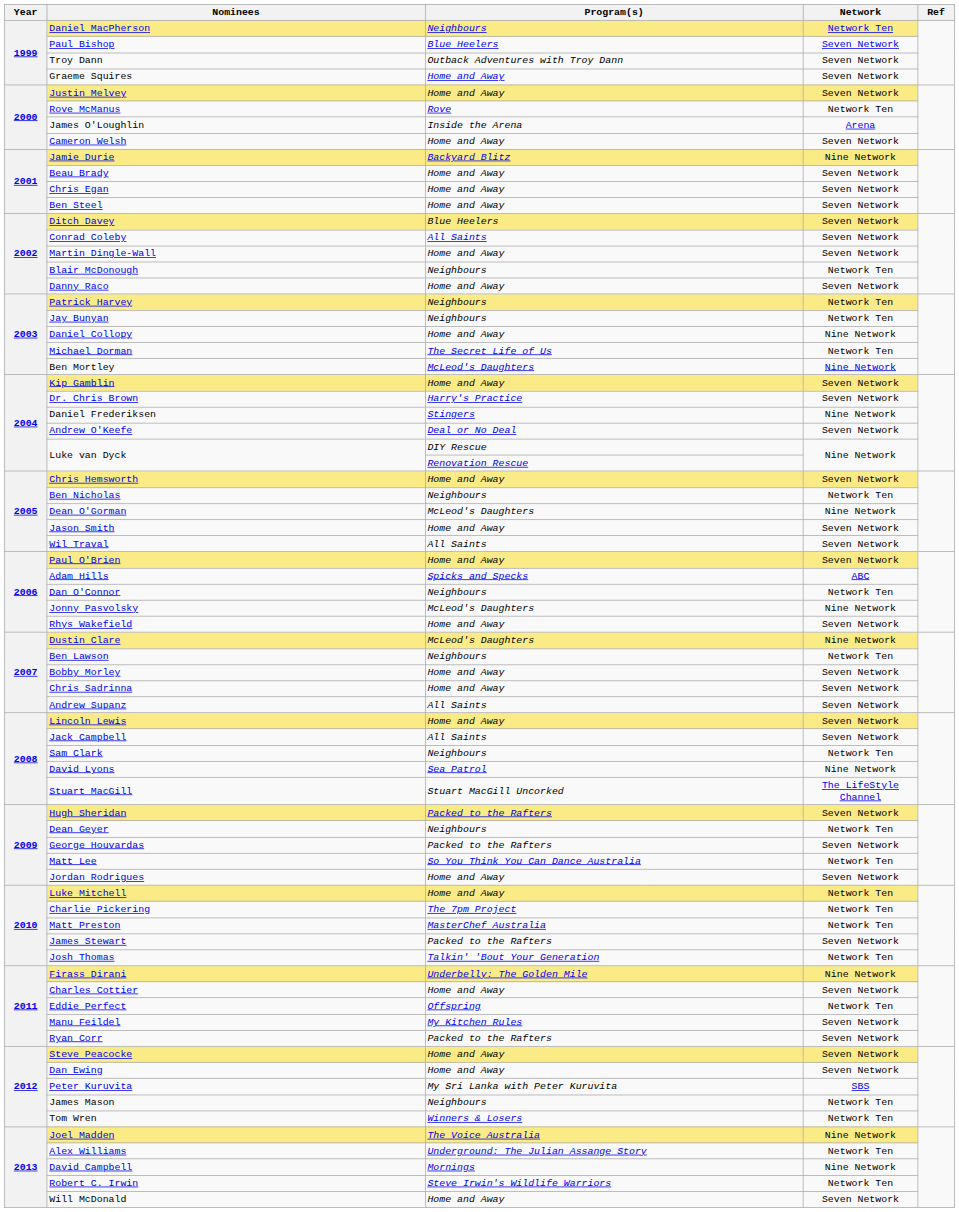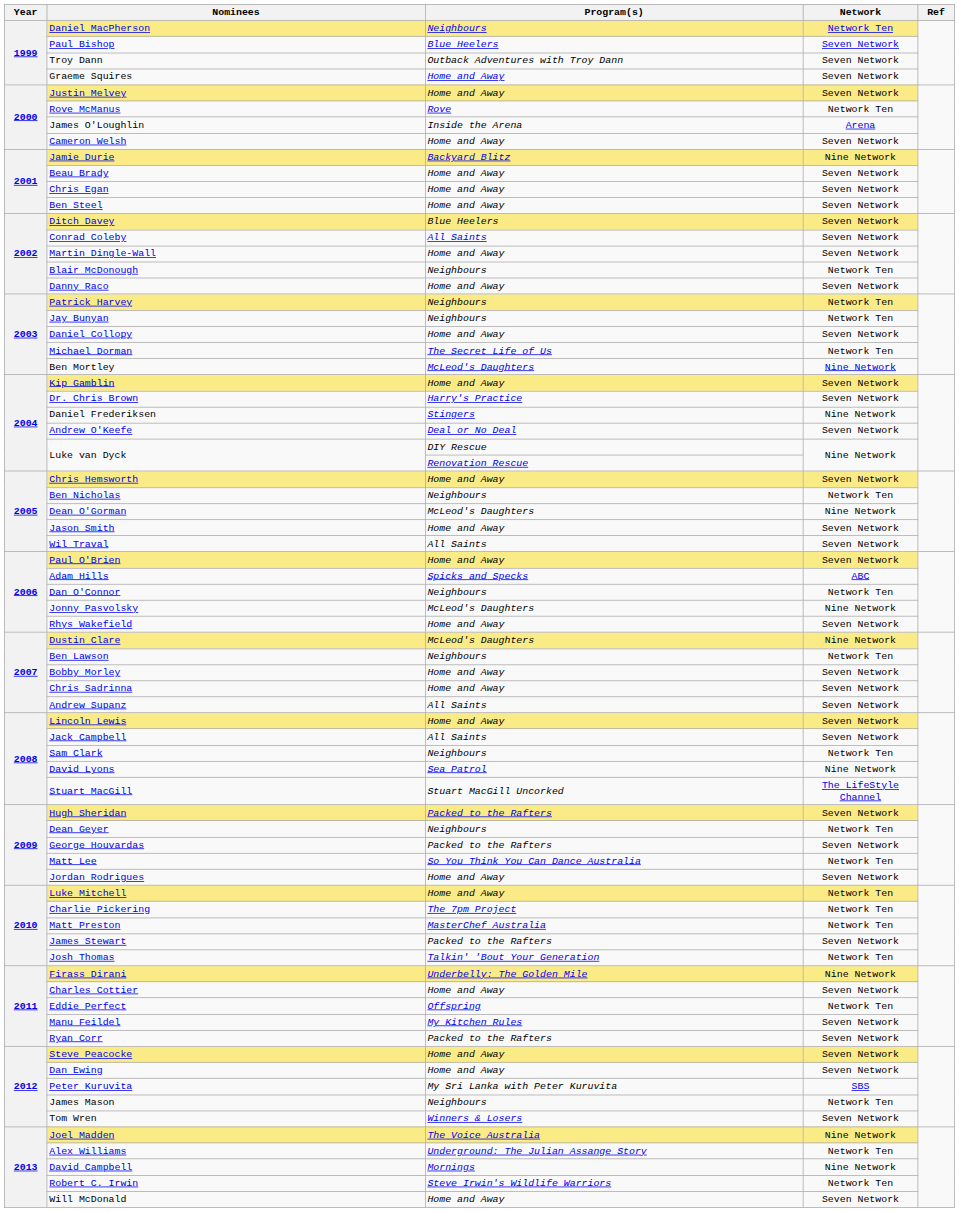(860, 334) Nine Network -> (860, 334) Seven Network
(860, 1119) Network Ten -> (860, 1119) Seven Network
